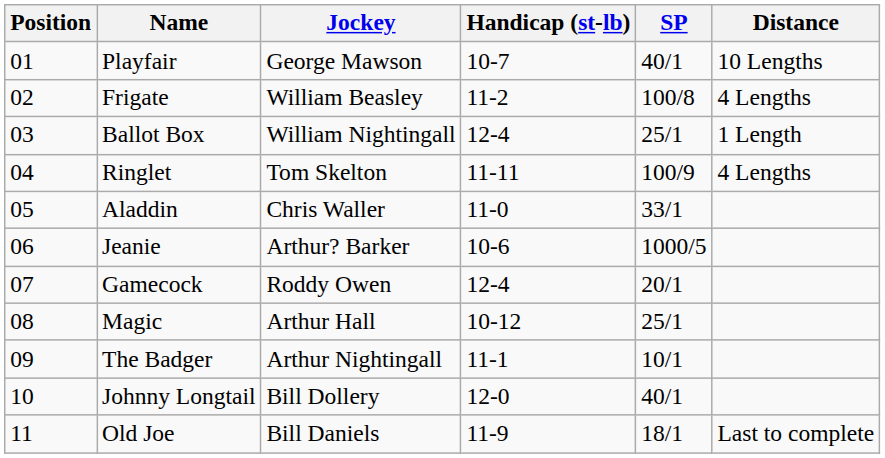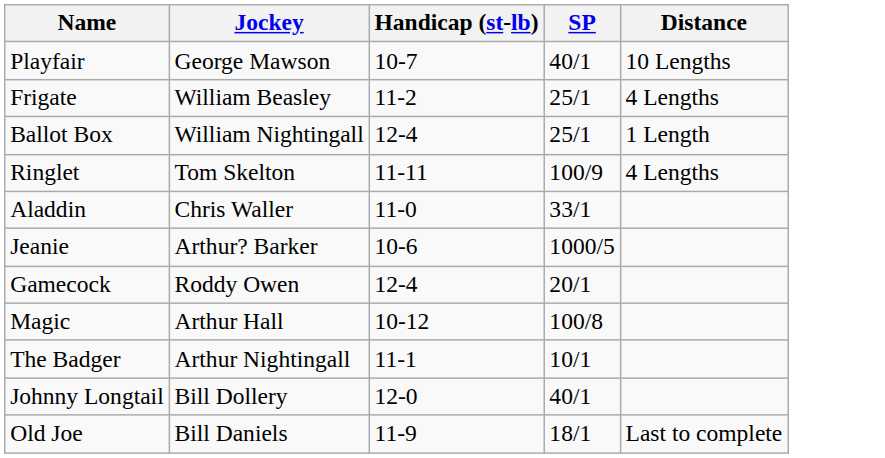- column: (51, 23)
(668, 97) 100/8 -> (570, 97) 25/1
(662, 321) 25/1 -> (576, 321) 100/8
